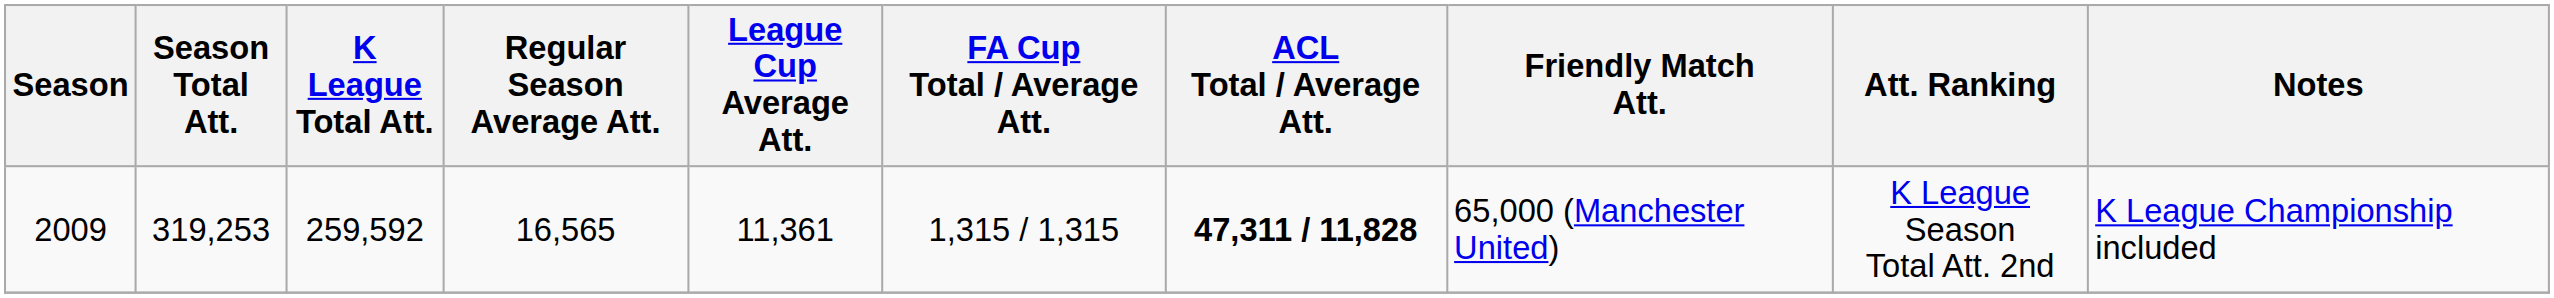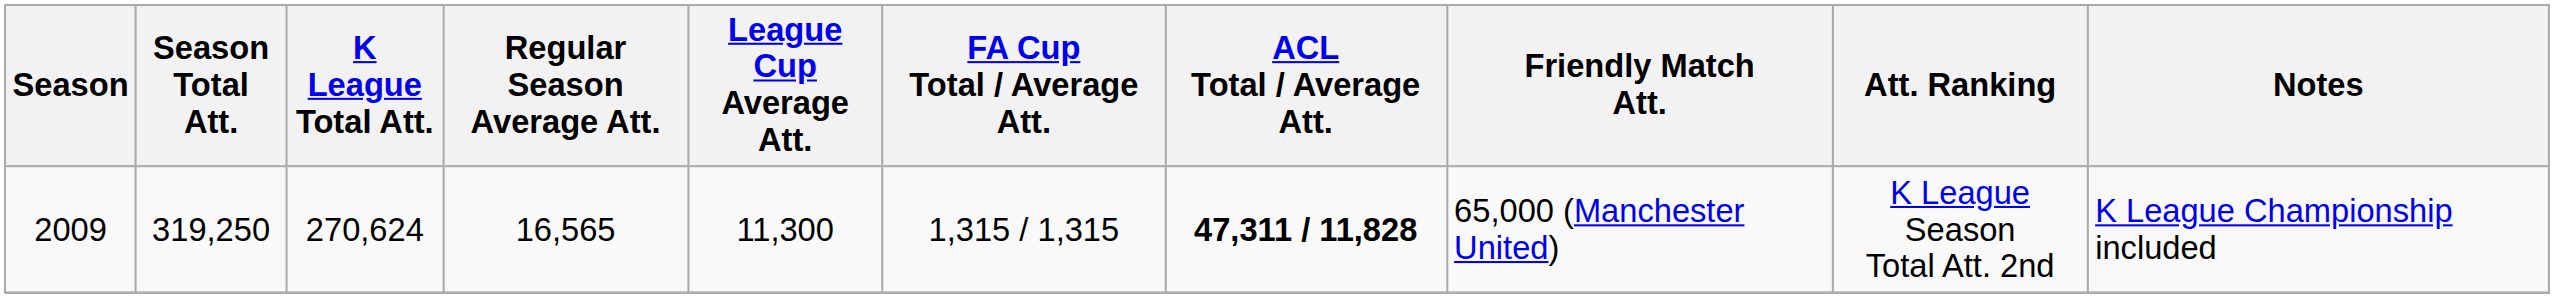(211, 229) 319,253 -> (211, 229) 319,250
(365, 229) 259,592 -> (365, 229) 270,624
(785, 229) 11,361 -> (785, 229) 11,300
